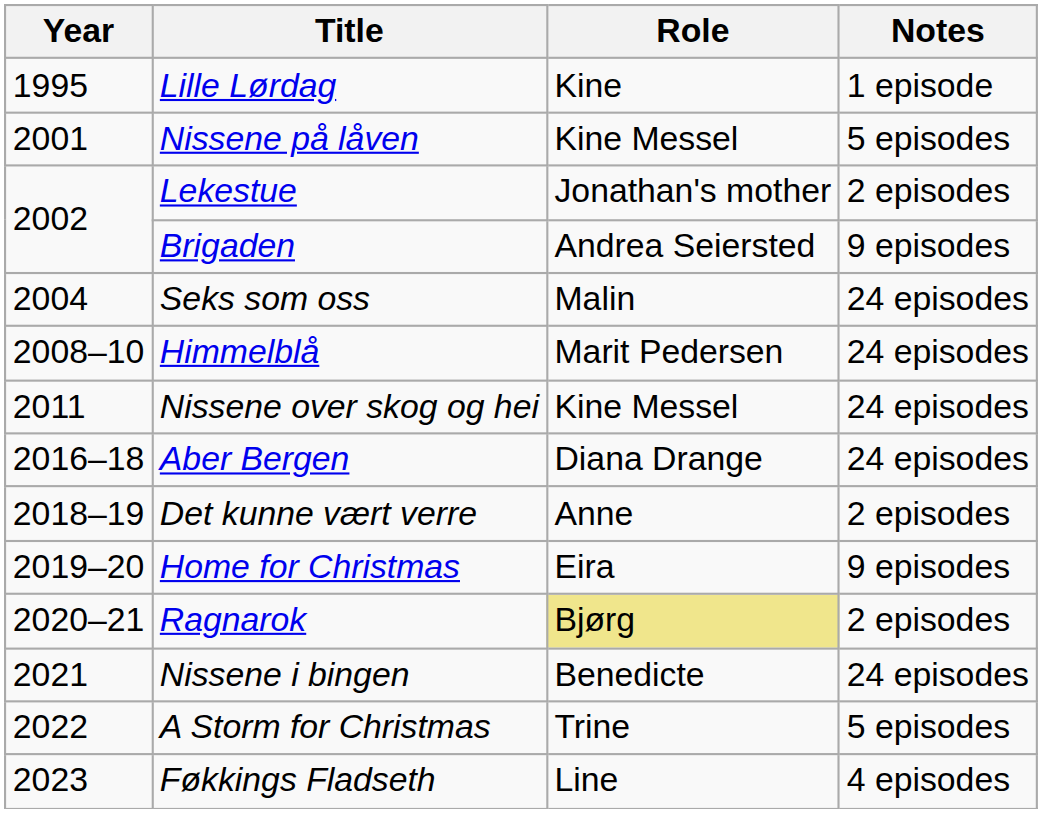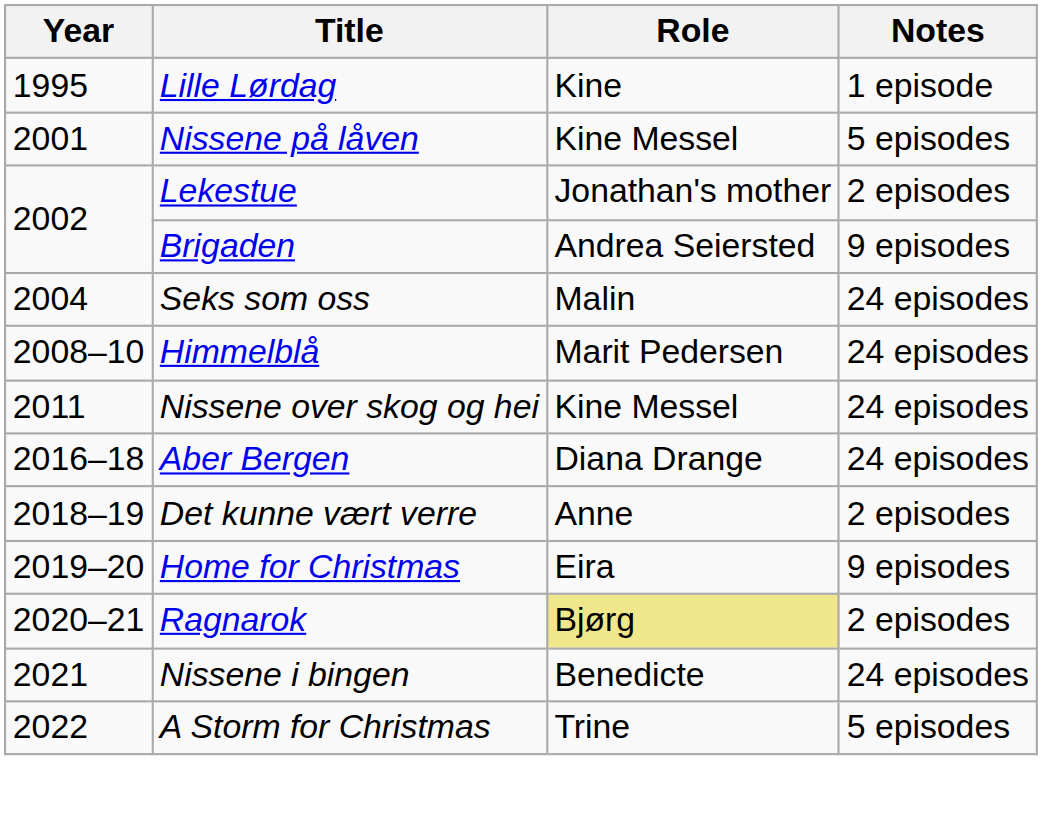- row: (298, 780)
